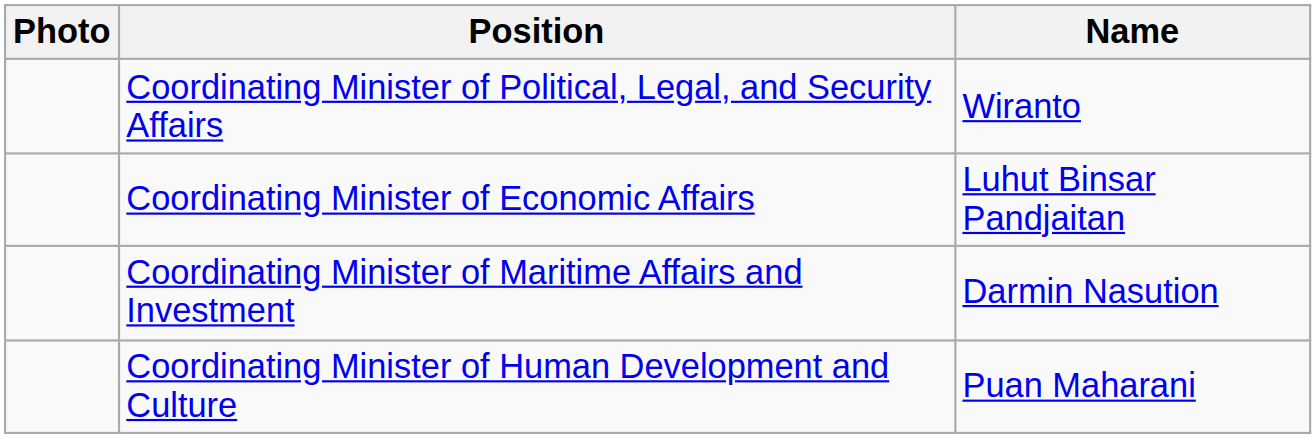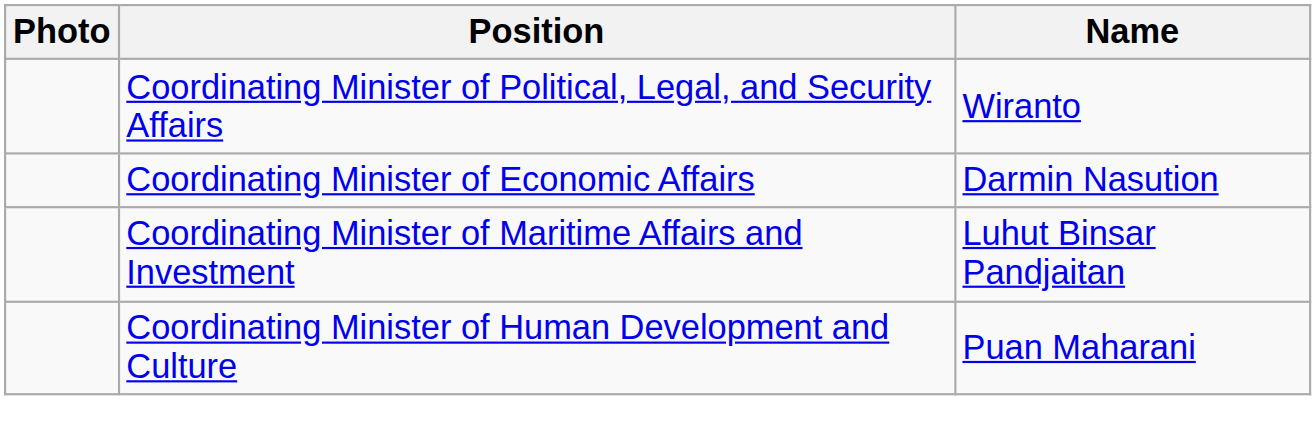(1059, 198) Luhut Binsar Pandjaitan -> (1091, 179) Darmin Nasution
(1091, 292) Darmin Nasution -> (1059, 253) Luhut Binsar Pandjaitan
